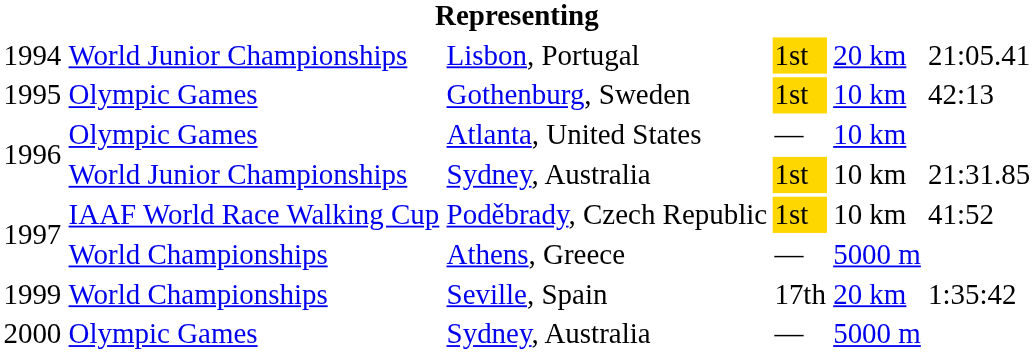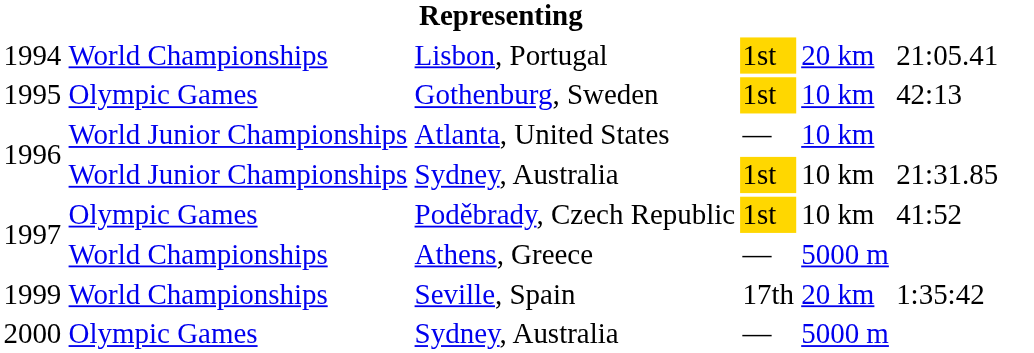(238, 55) World Junior Championships -> (198, 55) World Championships
(163, 134) Olympic Games -> (238, 134) World Junior Championships
(254, 214) IAAF World Race Walking Cup -> (163, 214) Olympic Games
